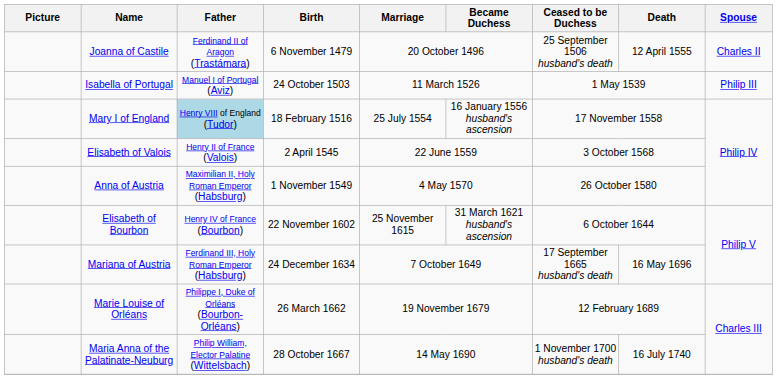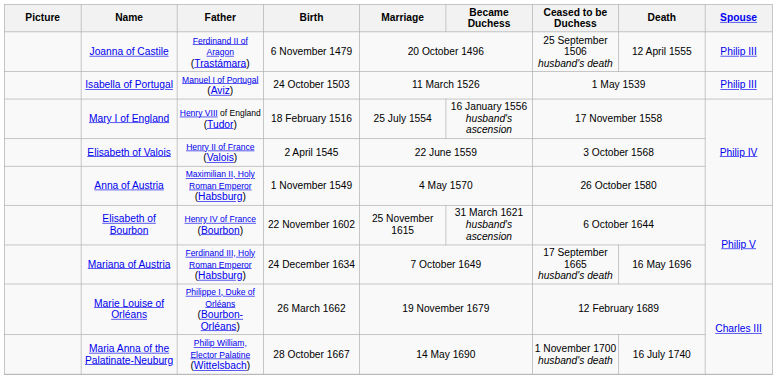(739, 51) Charles II -> (739, 51) Philip III
(220, 119) lightblue background -> (220, 119) no background
